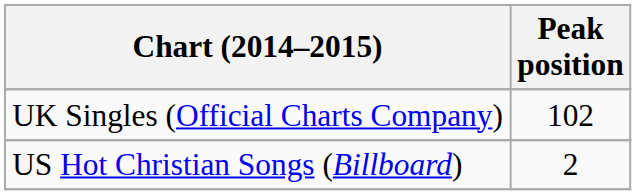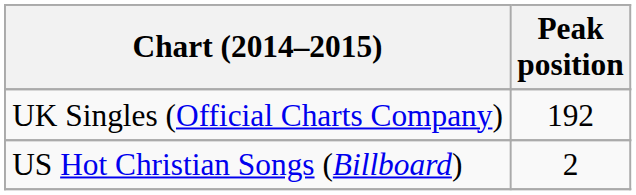(571, 114) 102 -> (571, 114) 192
